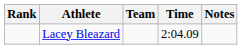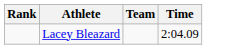- column: (219, 14)
